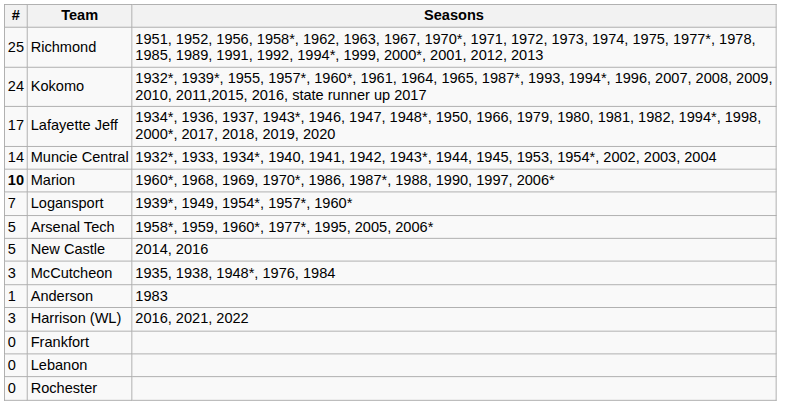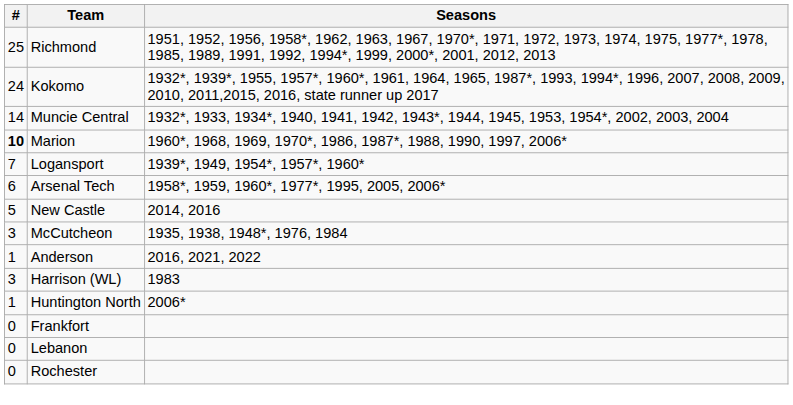- row: (74, 126)
(12, 226) 5 -> (12, 187) 6
(152, 296) 1983 -> (204, 256) 2016, 2021, 2022
(192, 319) 2016, 2021, 2022 -> (164, 279) 1983
+ row: (86, 302)
